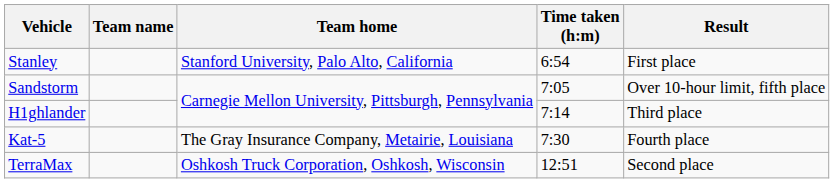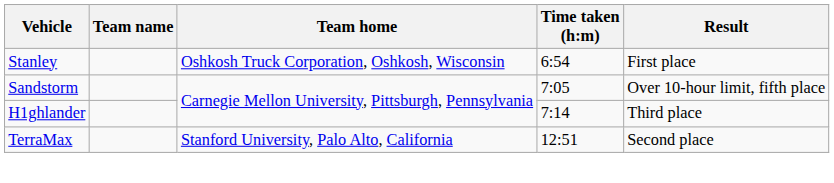(317, 61) Stanford University, Palo Alto, California -> (343, 61) Oshkosh Truck Corporation, Oshkosh, Wisconsin
- row: (27, 139)
(343, 165) Oshkosh Truck Corporation, Oshkosh, Wisconsin -> (317, 139) Stanford University, Palo Alto, California
